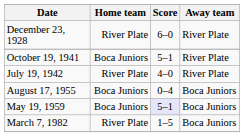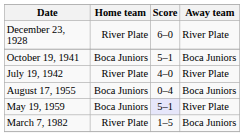(206, 57) River Plate -> (209, 57) Boca Juniors
(209, 106) Boca Juniors -> (206, 106) River Plate
